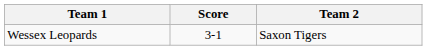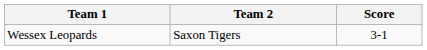columns swapped: (339, 14) <-> (213, 14)
